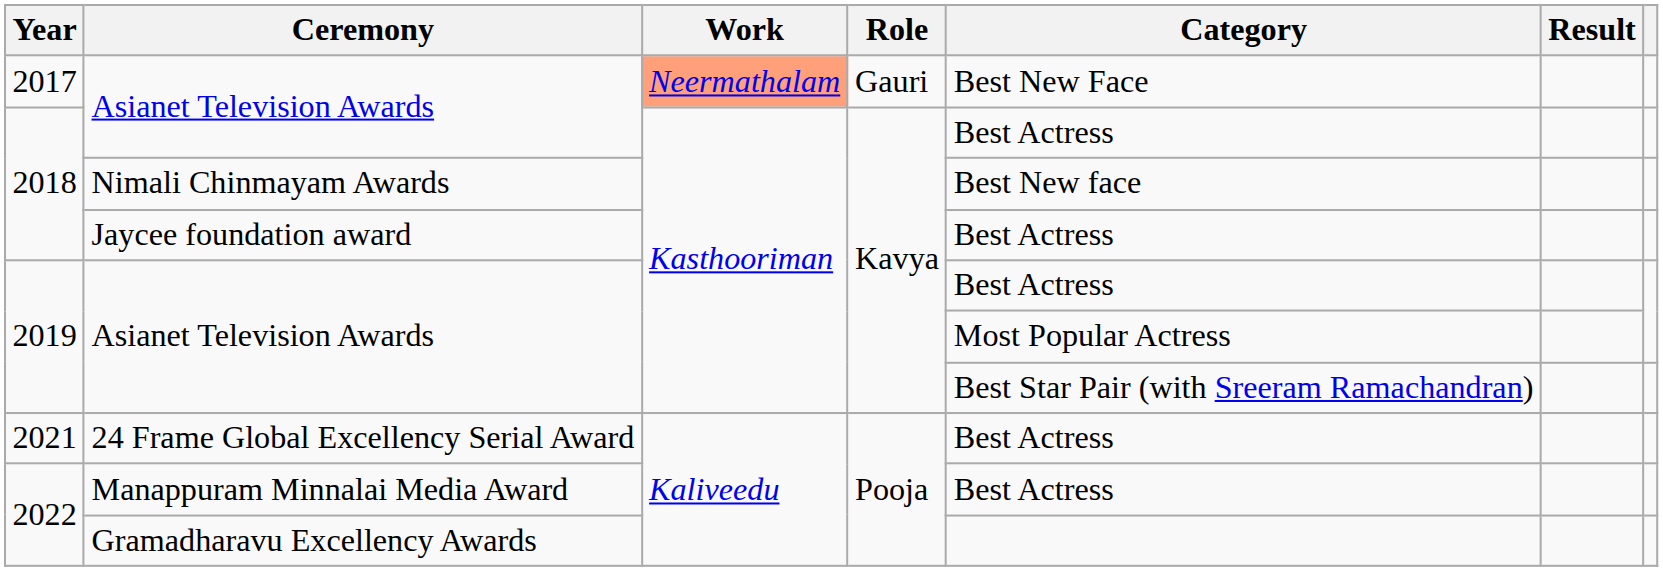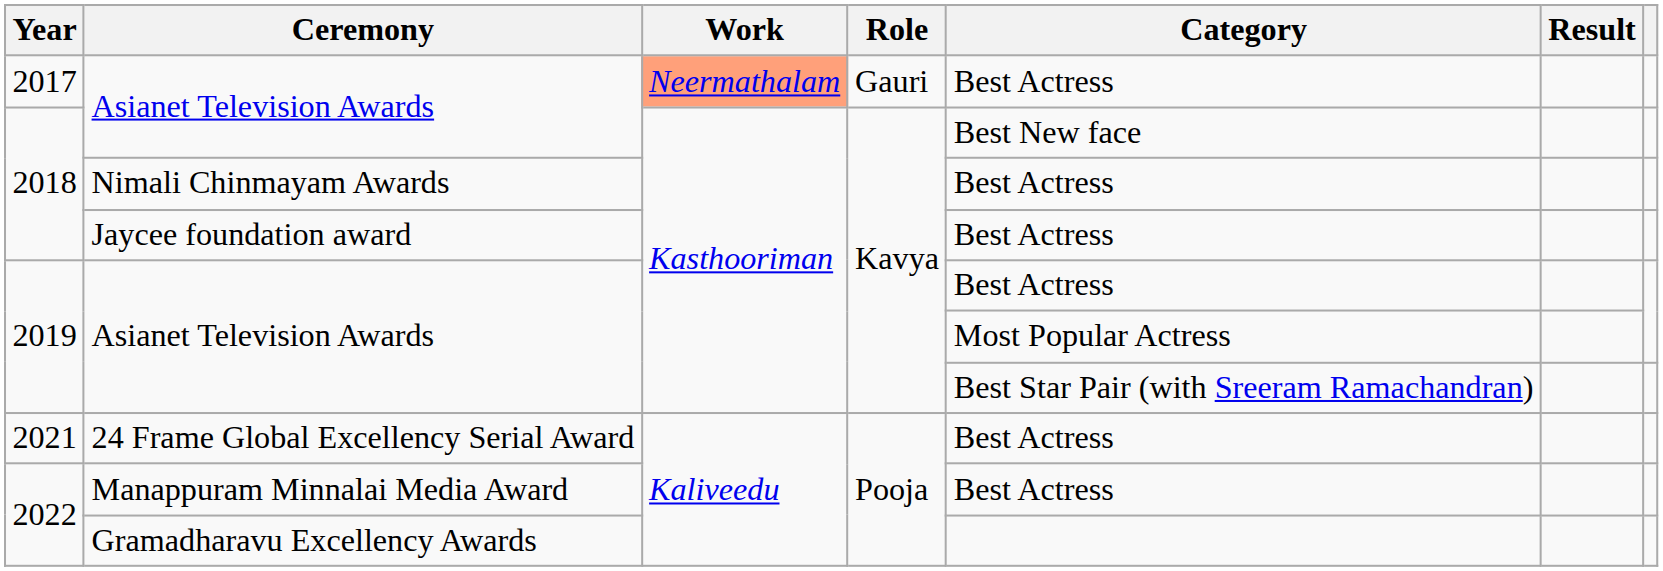(1051, 81) Best New Face -> (1034, 81) Best Actress
(1034, 132) Best Actress -> (1048, 132) Best New face
(1048, 183) Best New face -> (1034, 183) Best Actress
